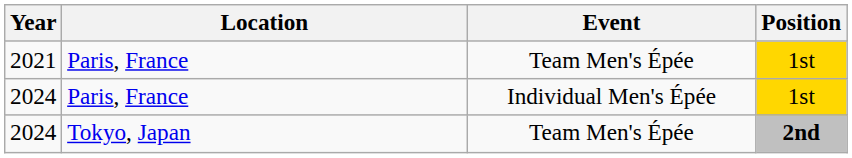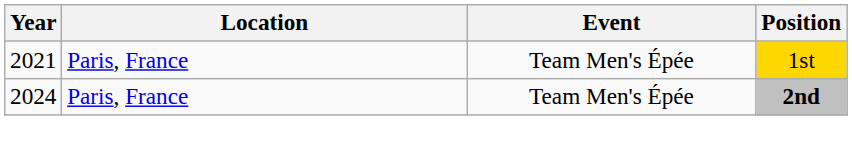- row: (33, 96)
(129, 133) Tokyo, Japan -> (128, 96) Paris, France
